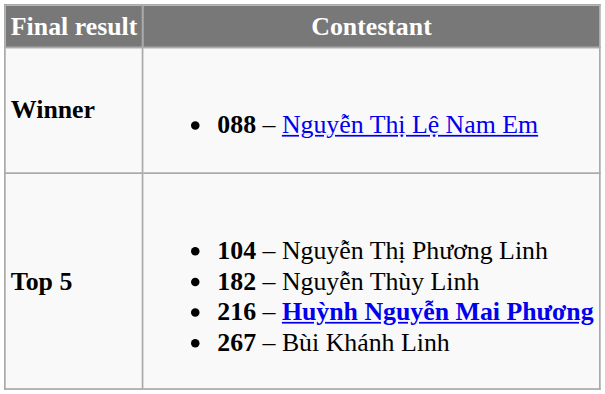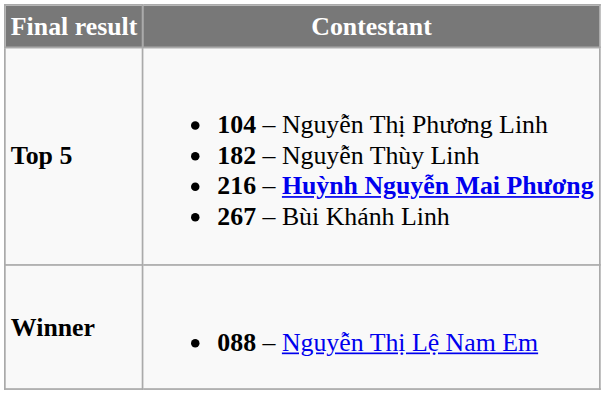rows swapped: (53, 109) <-> (42, 280)
